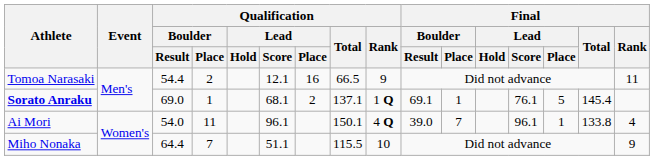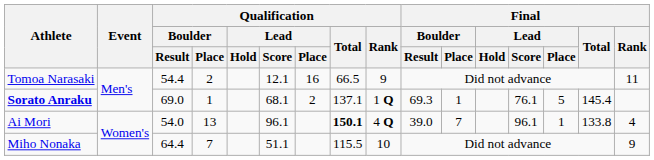(421, 100) 69.1 -> (421, 100) 69.3
(210, 122) 11 -> (210, 122) 13
(348, 122) normal -> (348, 122) bold
